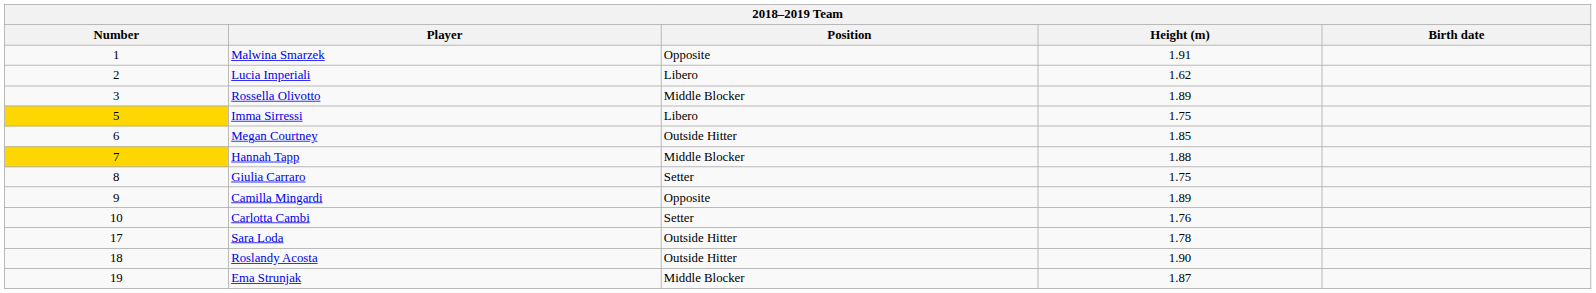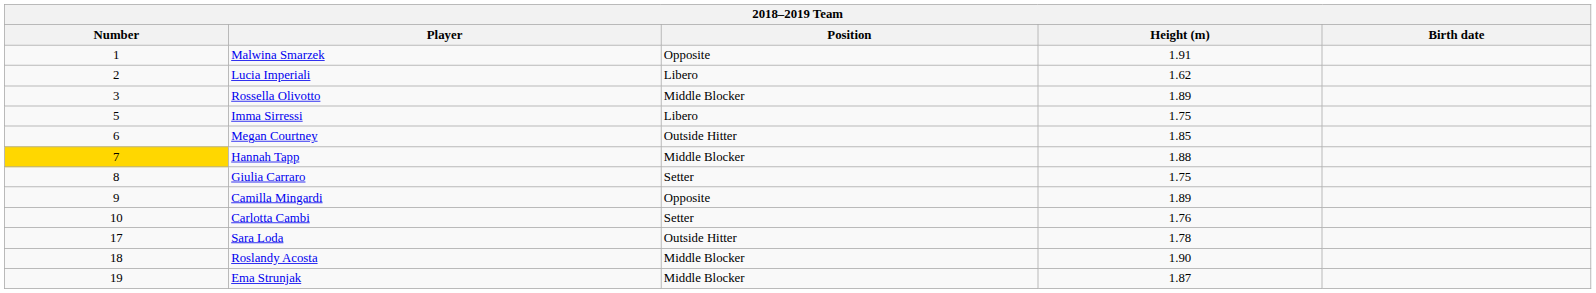(116, 116) gold background -> (116, 116) no background
(700, 258) Outside Hitter -> (704, 258) Middle Blocker
